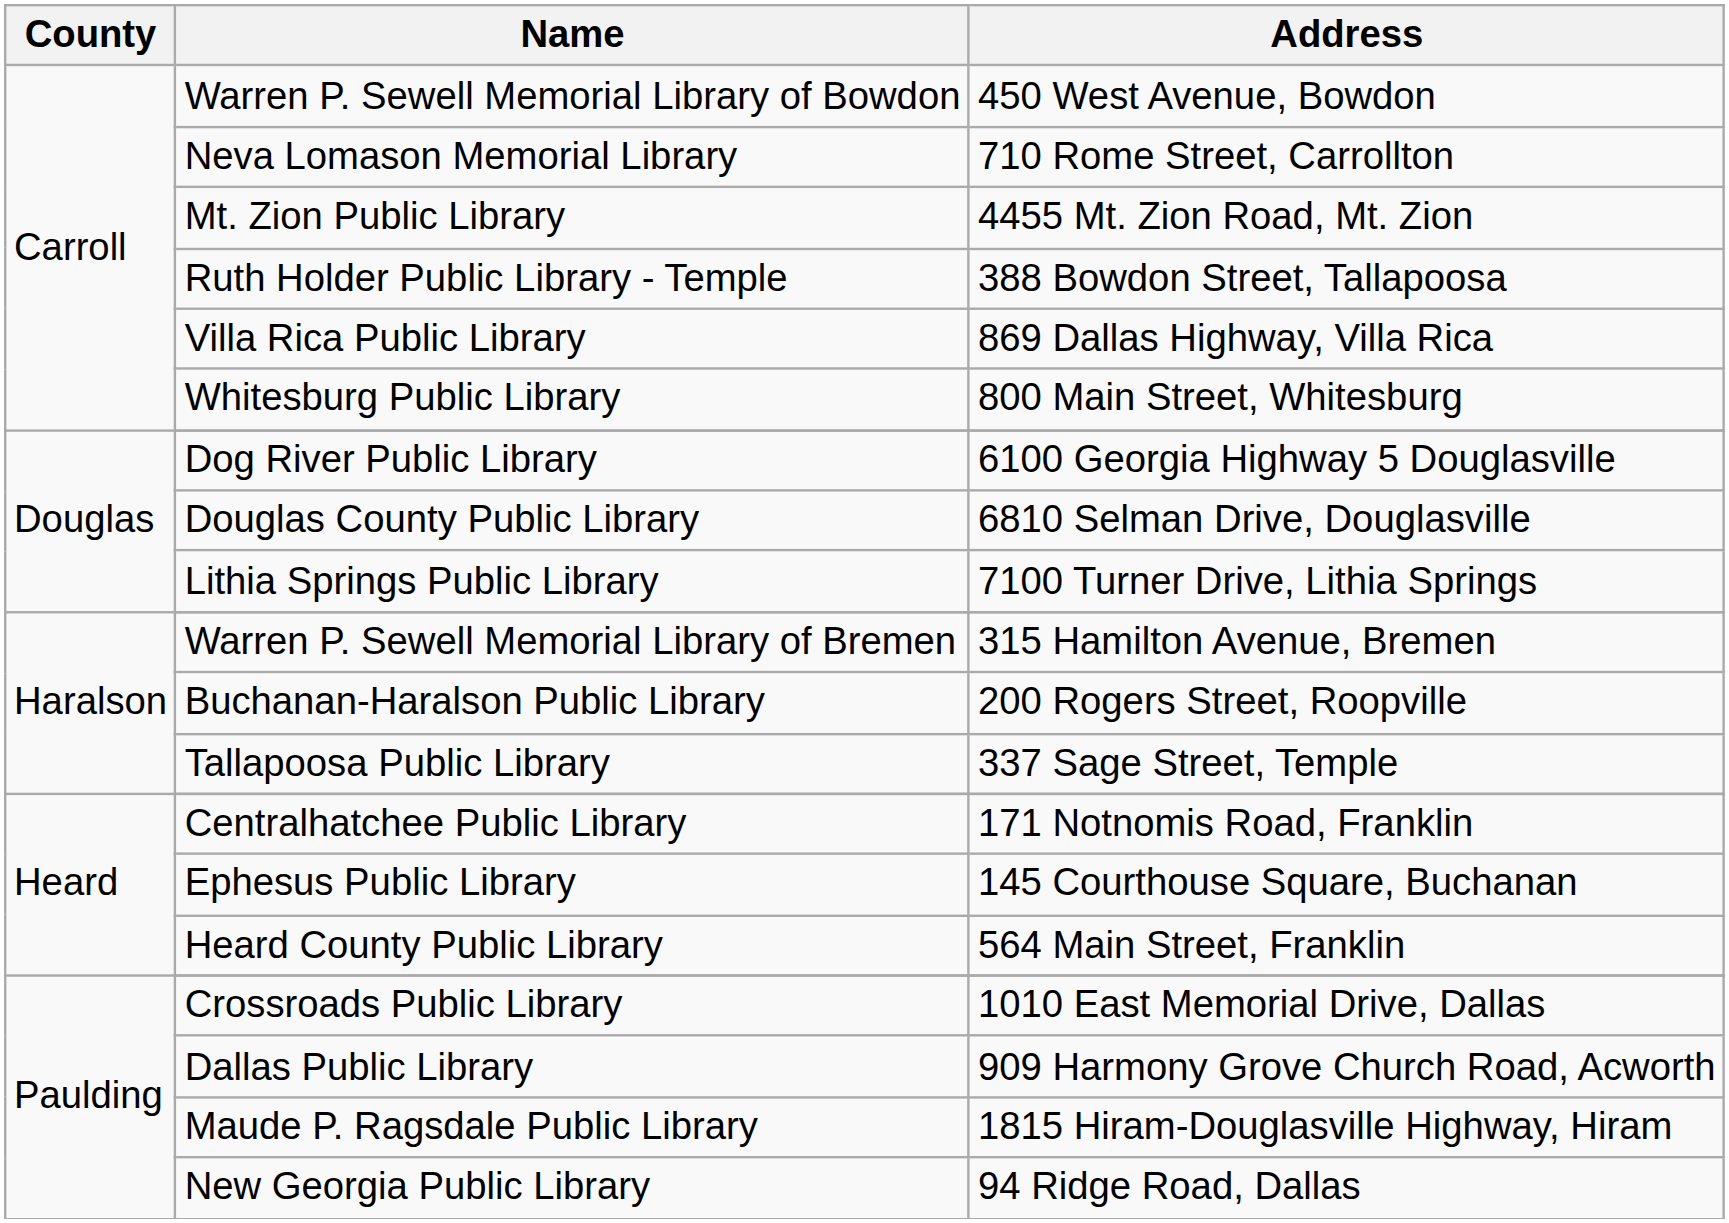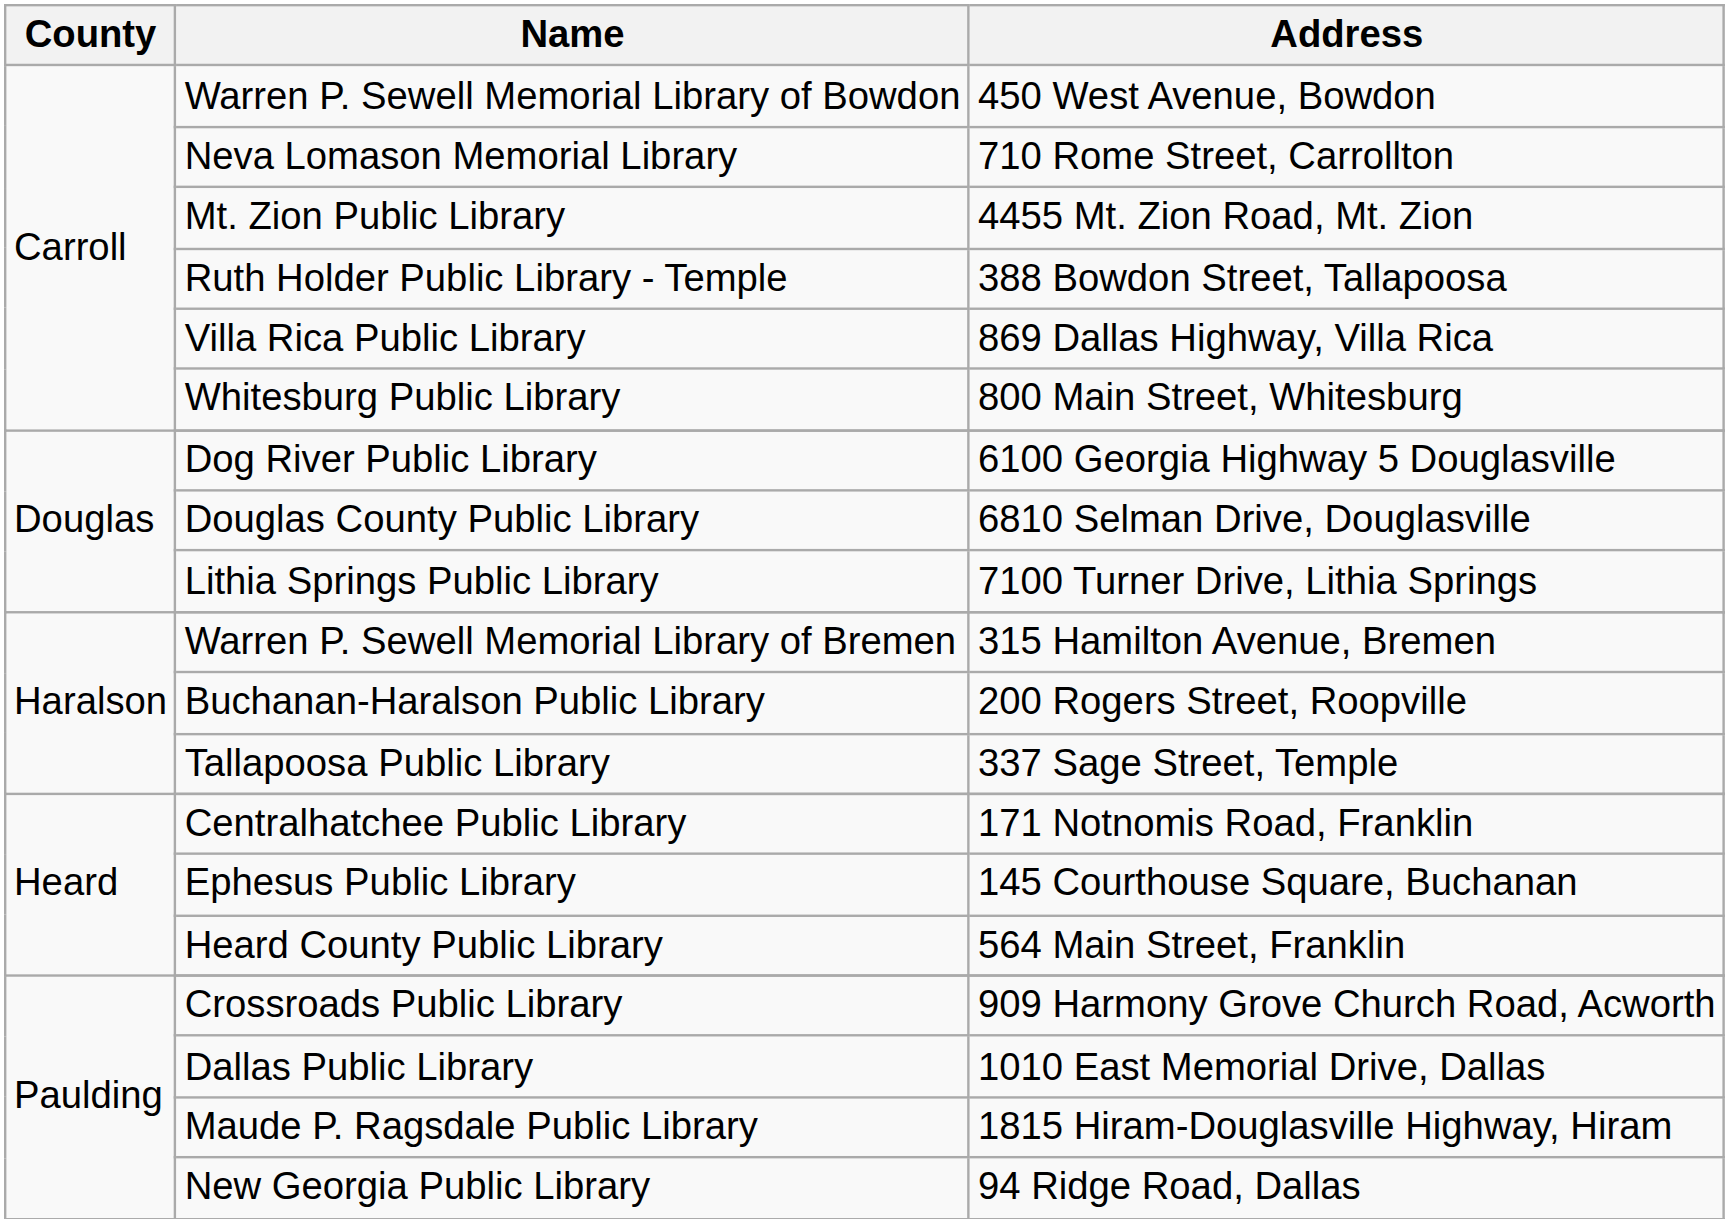(1262, 1005) 1010 East Memorial Drive, Dallas -> (1347, 1005) 909 Harmony Grove Church Road, Acworth
(1347, 1065) 909 Harmony Grove Church Road, Acworth -> (1262, 1065) 1010 East Memorial Drive, Dallas
